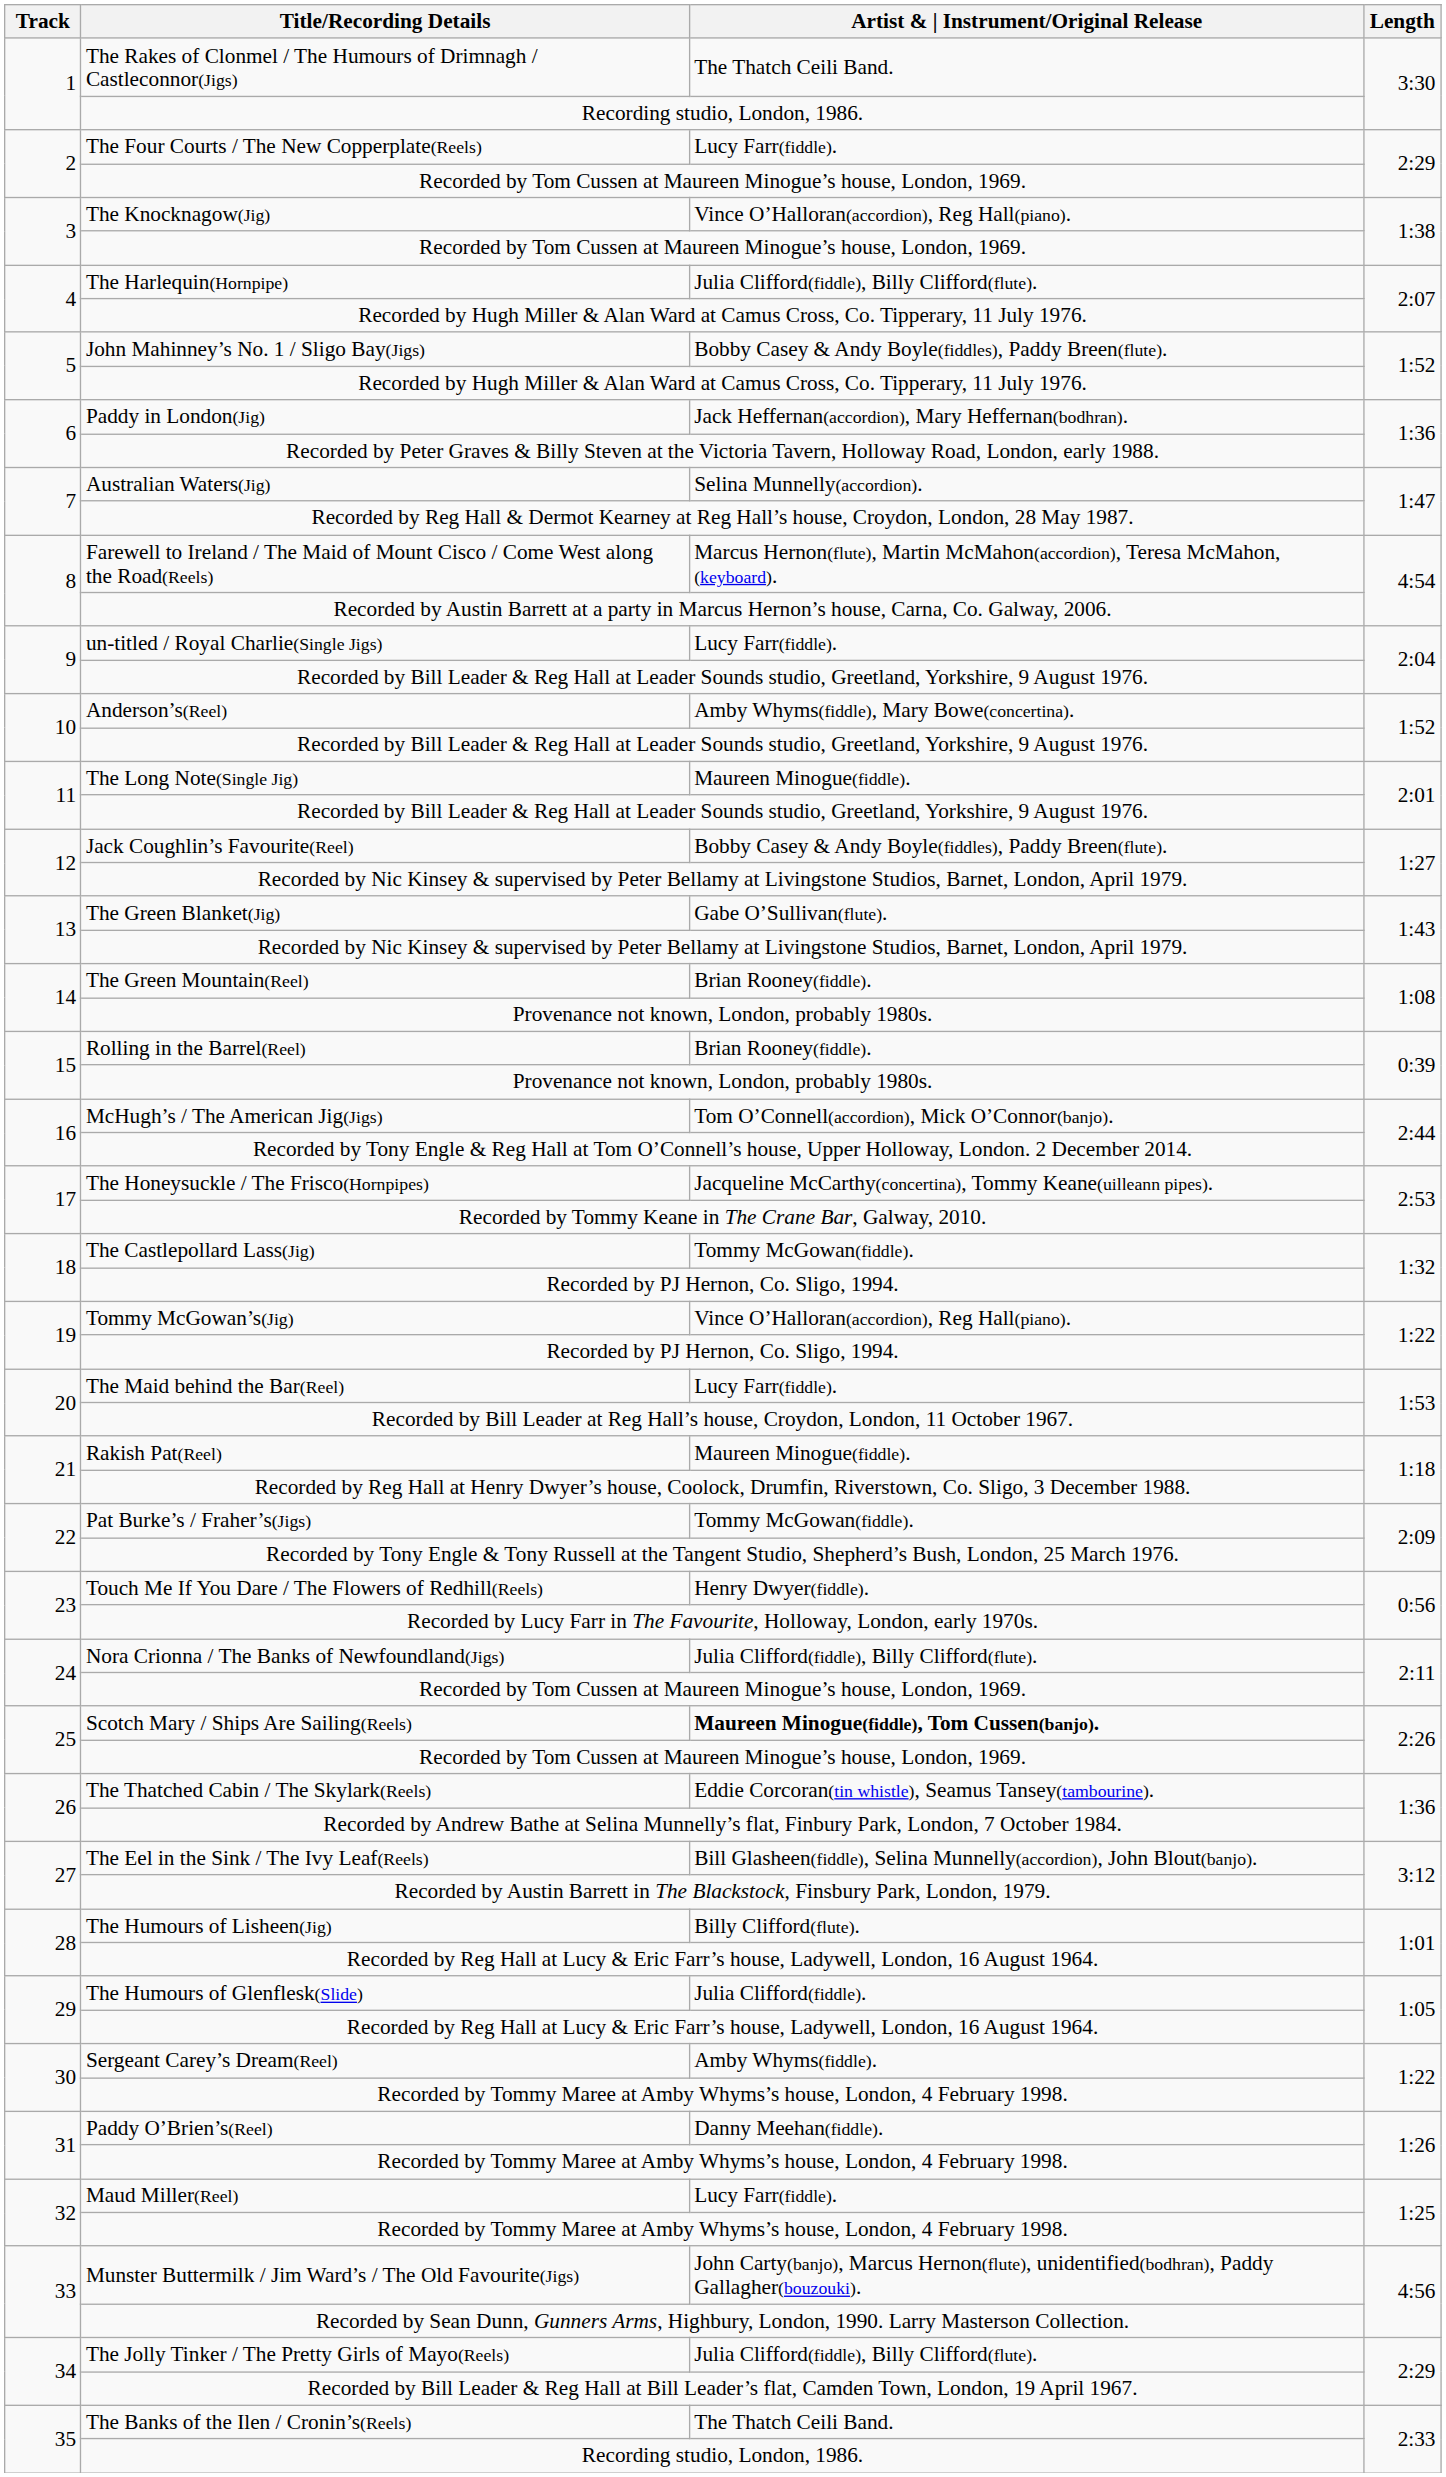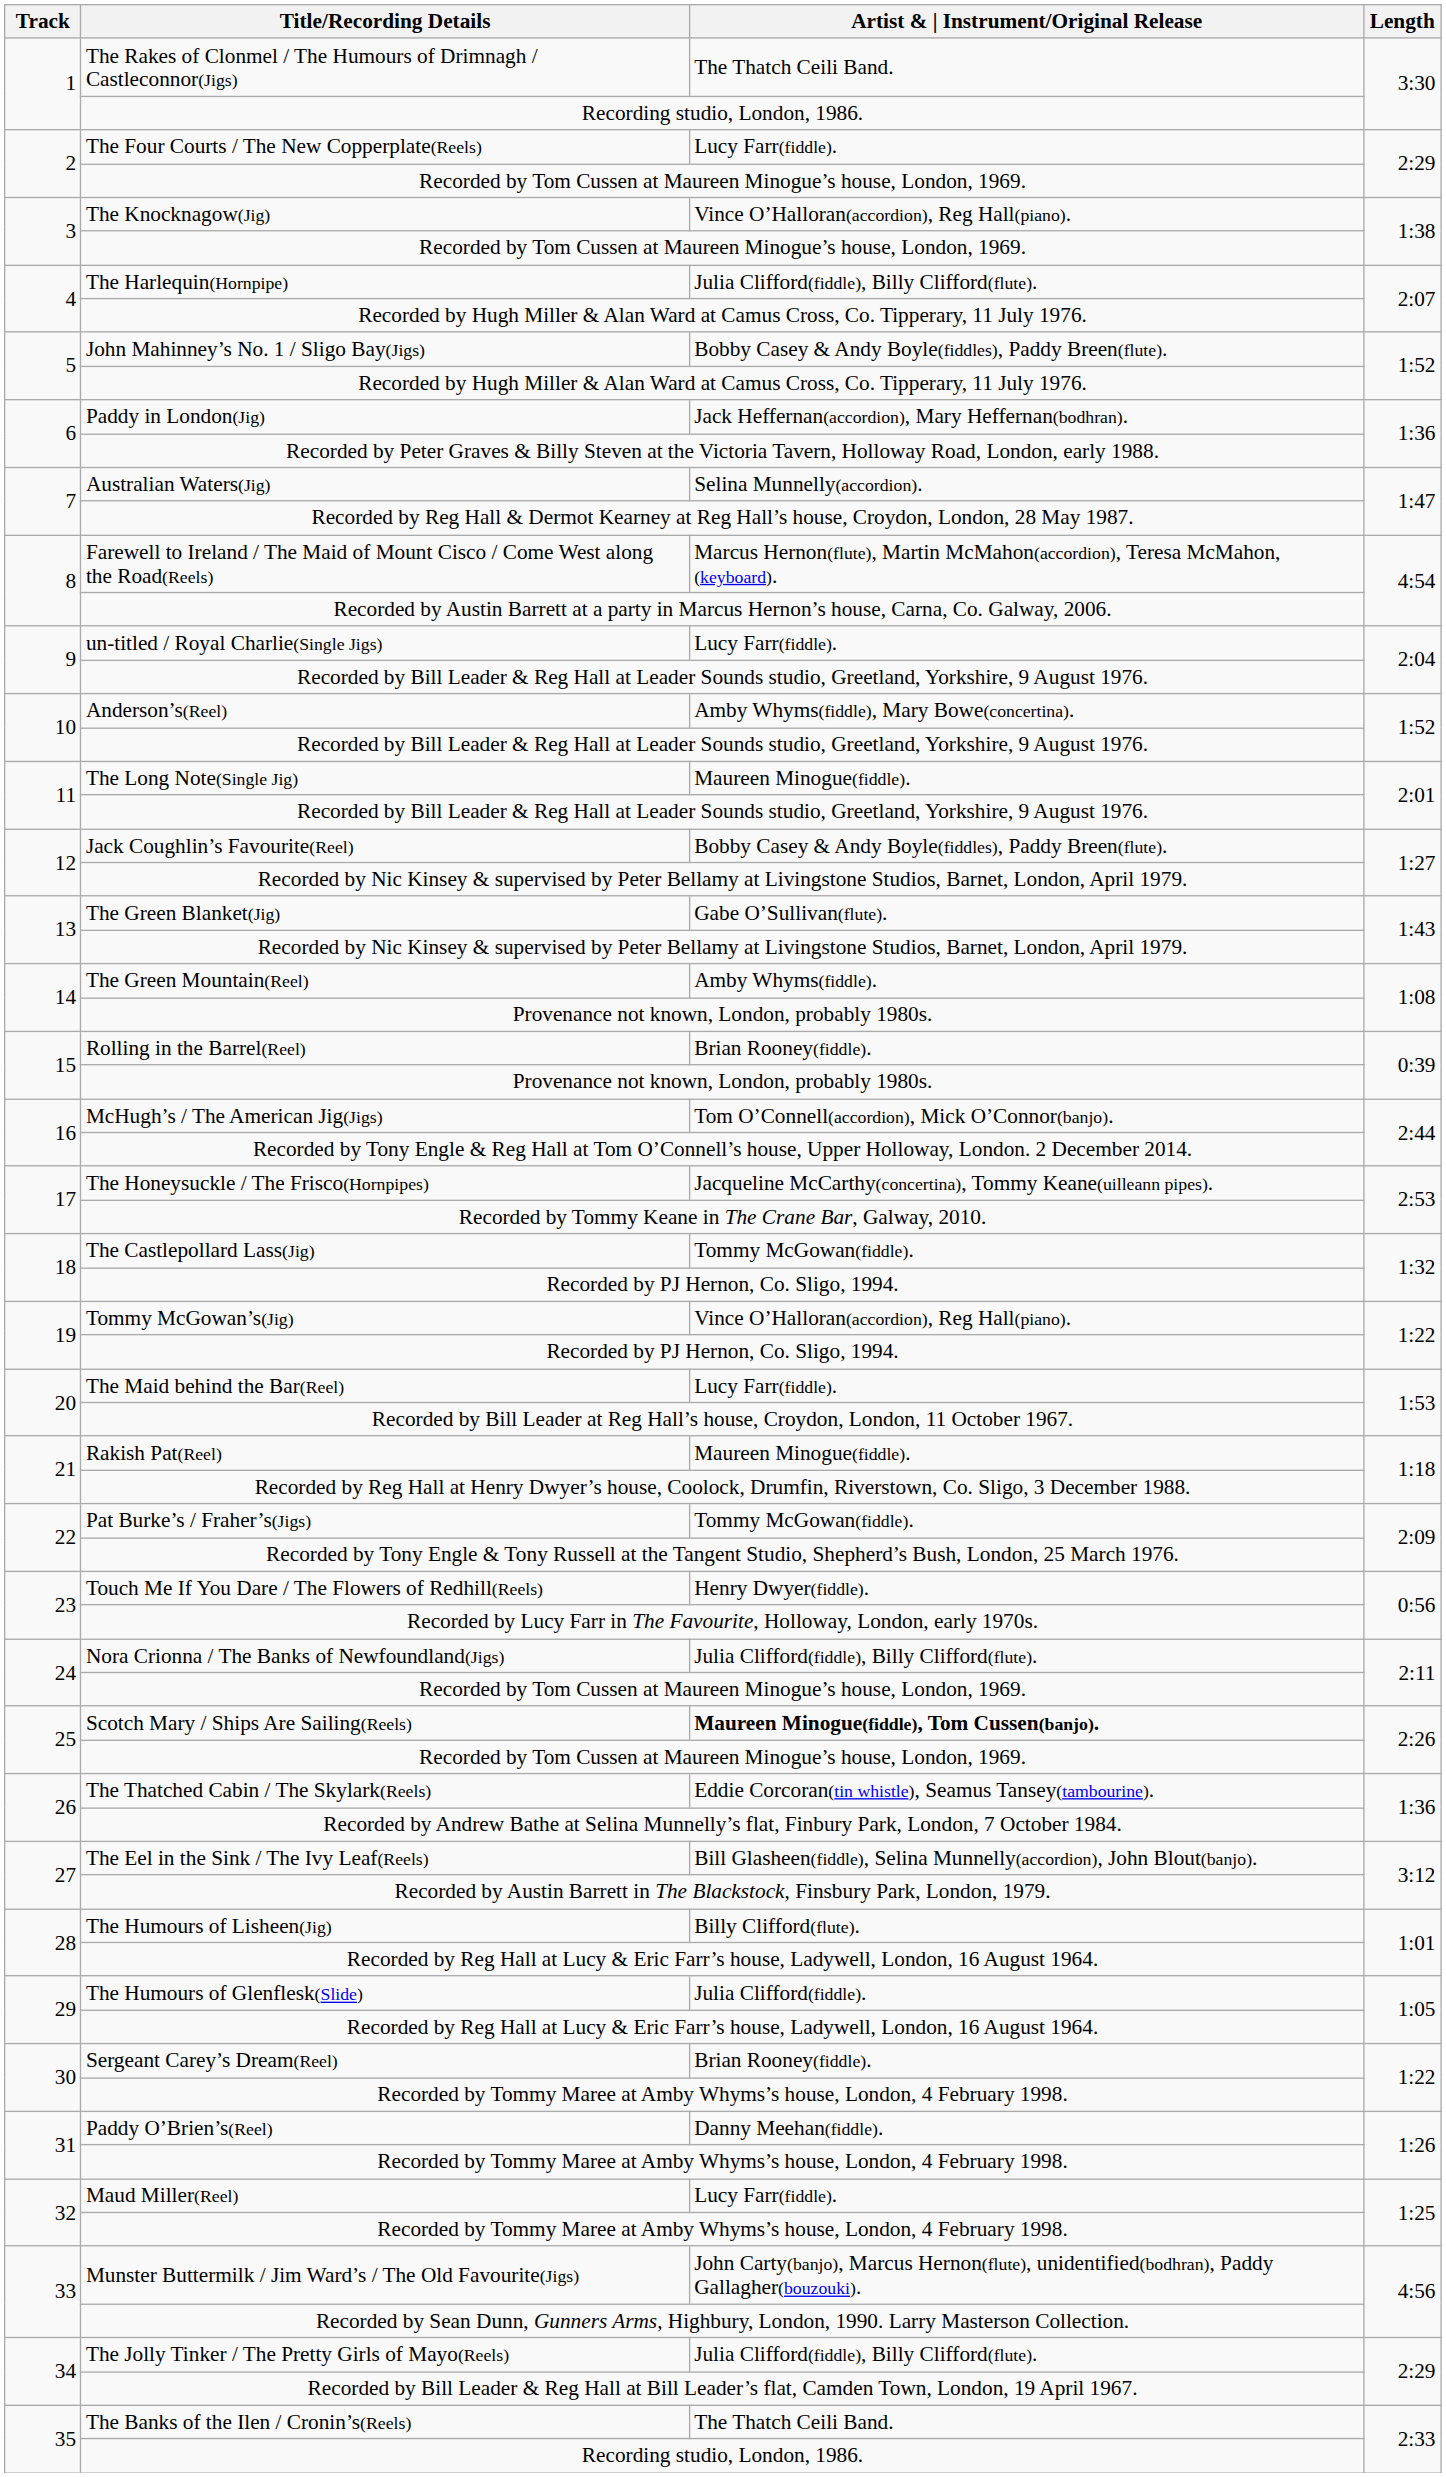(783, 980) Brian Rooney(fiddle). -> (786, 980) Amby Whyms(fiddle).
(786, 2060) Amby Whyms(fiddle). -> (783, 2060) Brian Rooney(fiddle).
